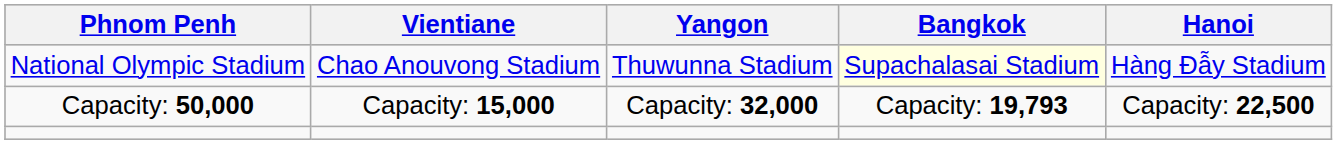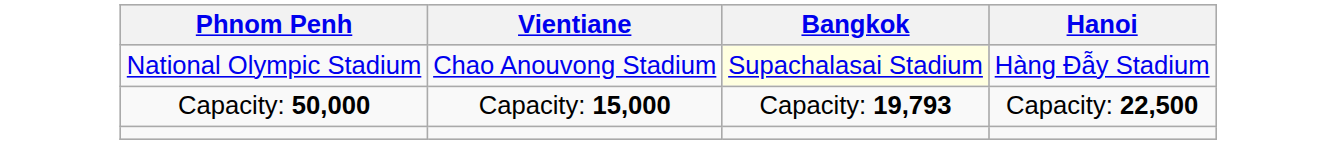- column: (722, 24)
